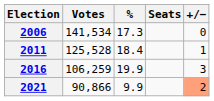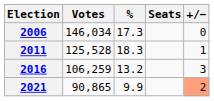(88, 31) 141,534 -> (88, 31) 146,034
(130, 50) 18.4 -> (130, 50) 18.3
(130, 68) 19.9 -> (130, 68) 13.2
(92, 86) 90,866 -> (92, 86) 90,865
